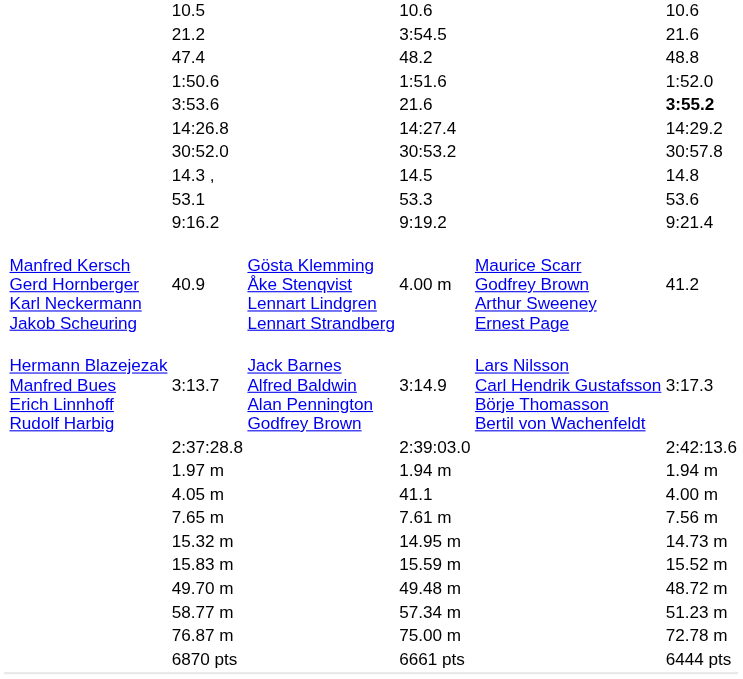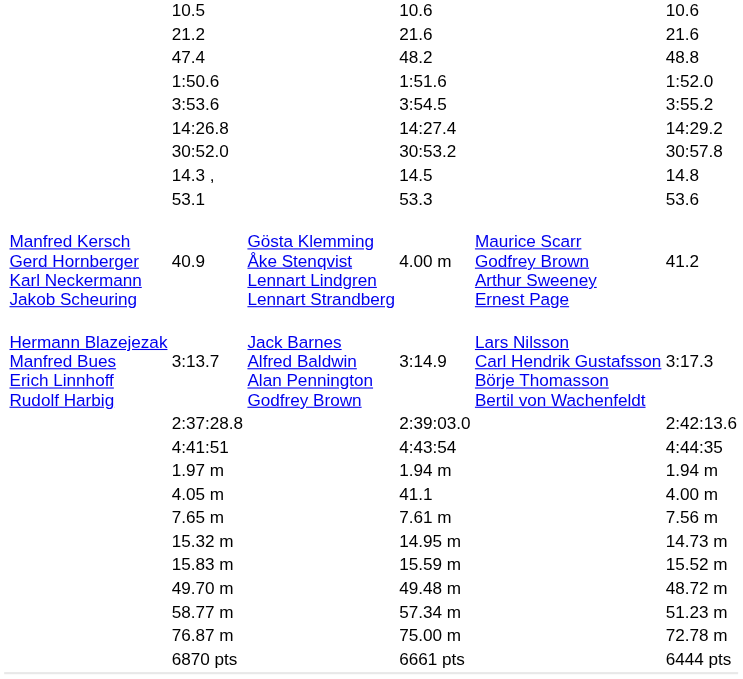(423, 34) 3:54.5 -> (416, 34) 21.6
(416, 104) 21.6 -> (423, 104) 3:54.5
(690, 104) bold -> (689, 104) normal
- row: (196, 222)
+ row: (200, 447)
